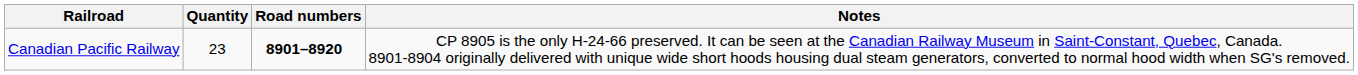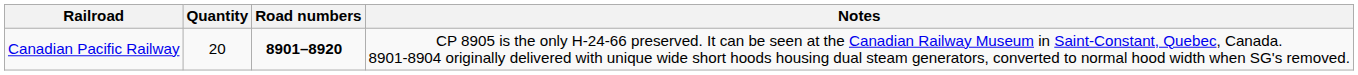(217, 49) 23 -> (217, 49) 20
